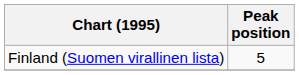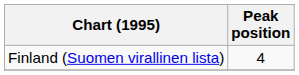(261, 57) 5 -> (261, 57) 4
